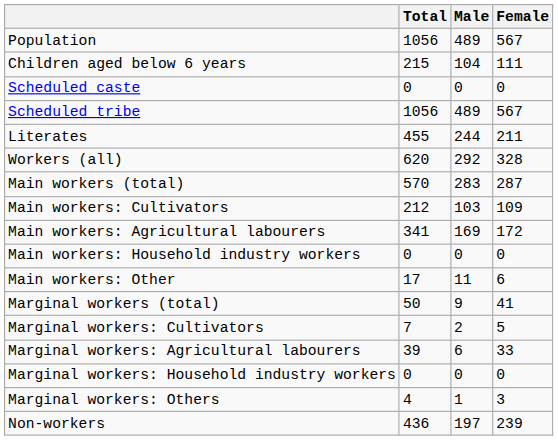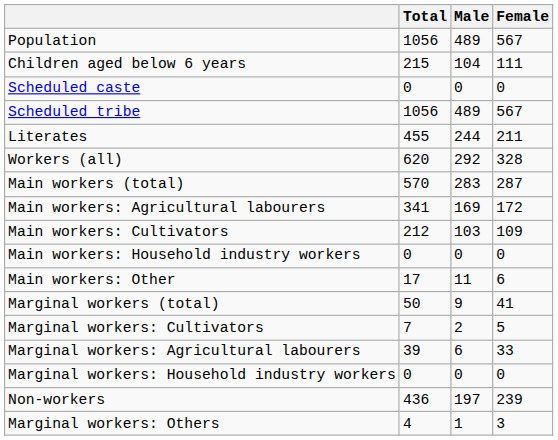rows swapped: (118, 208) <-> (167, 232)
rows swapped: (114, 400) <-> (57, 424)
